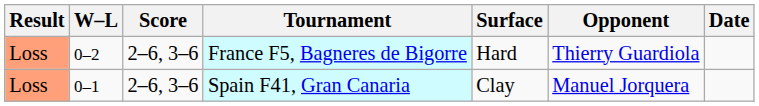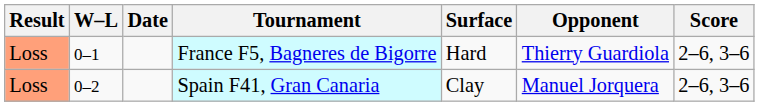columns swapped: (729, 20) <-> (163, 20)
(87, 54) 0–2 -> (87, 54) 0–1
(87, 86) 0–1 -> (87, 86) 0–2
